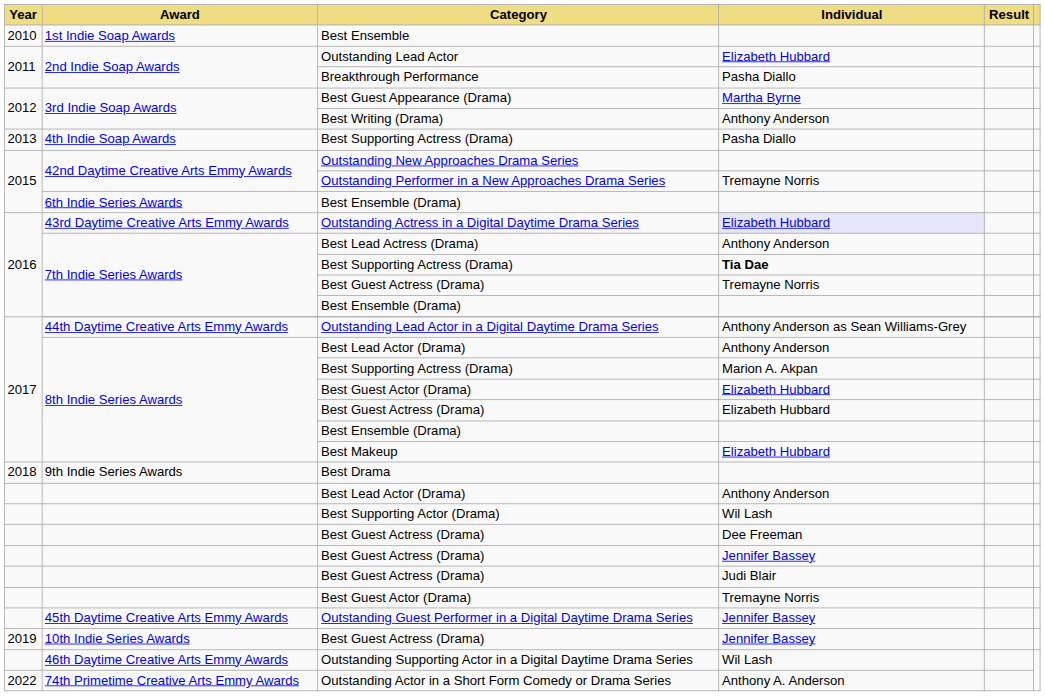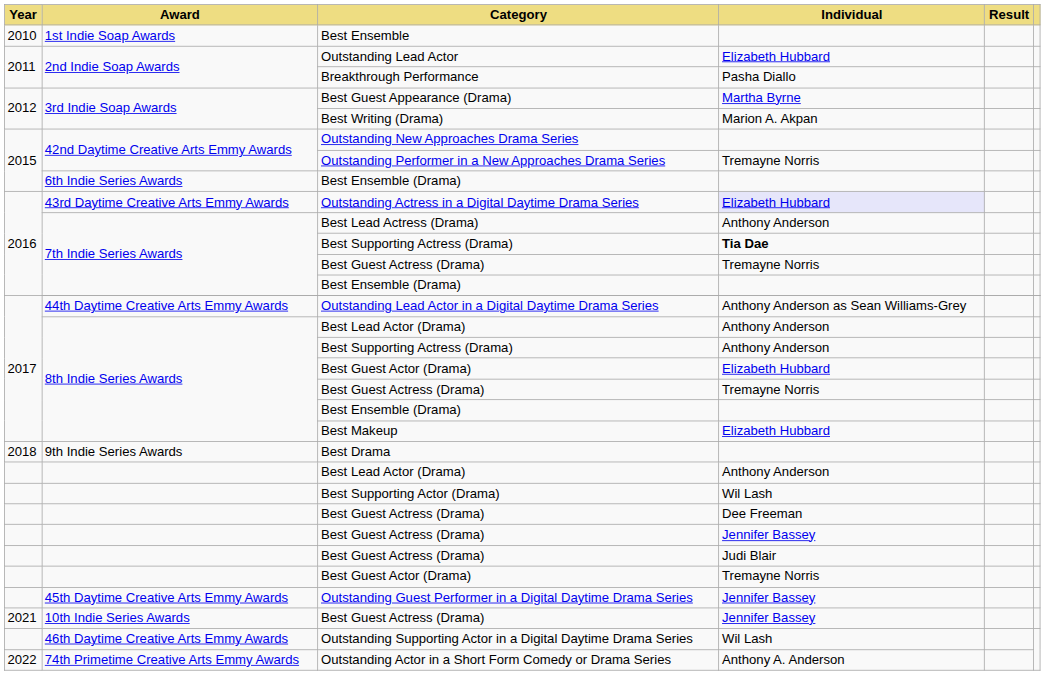(776, 118) Anthony Anderson -> (770, 118) Marion A. Akpan
- row: (110, 139)
(770, 368) Marion A. Akpan -> (776, 347) Anthony Anderson
(776, 410) Elizabeth Hubbard -> (771, 389) Tremayne Norris
(22, 639) 2019 -> (22, 618) 2021
